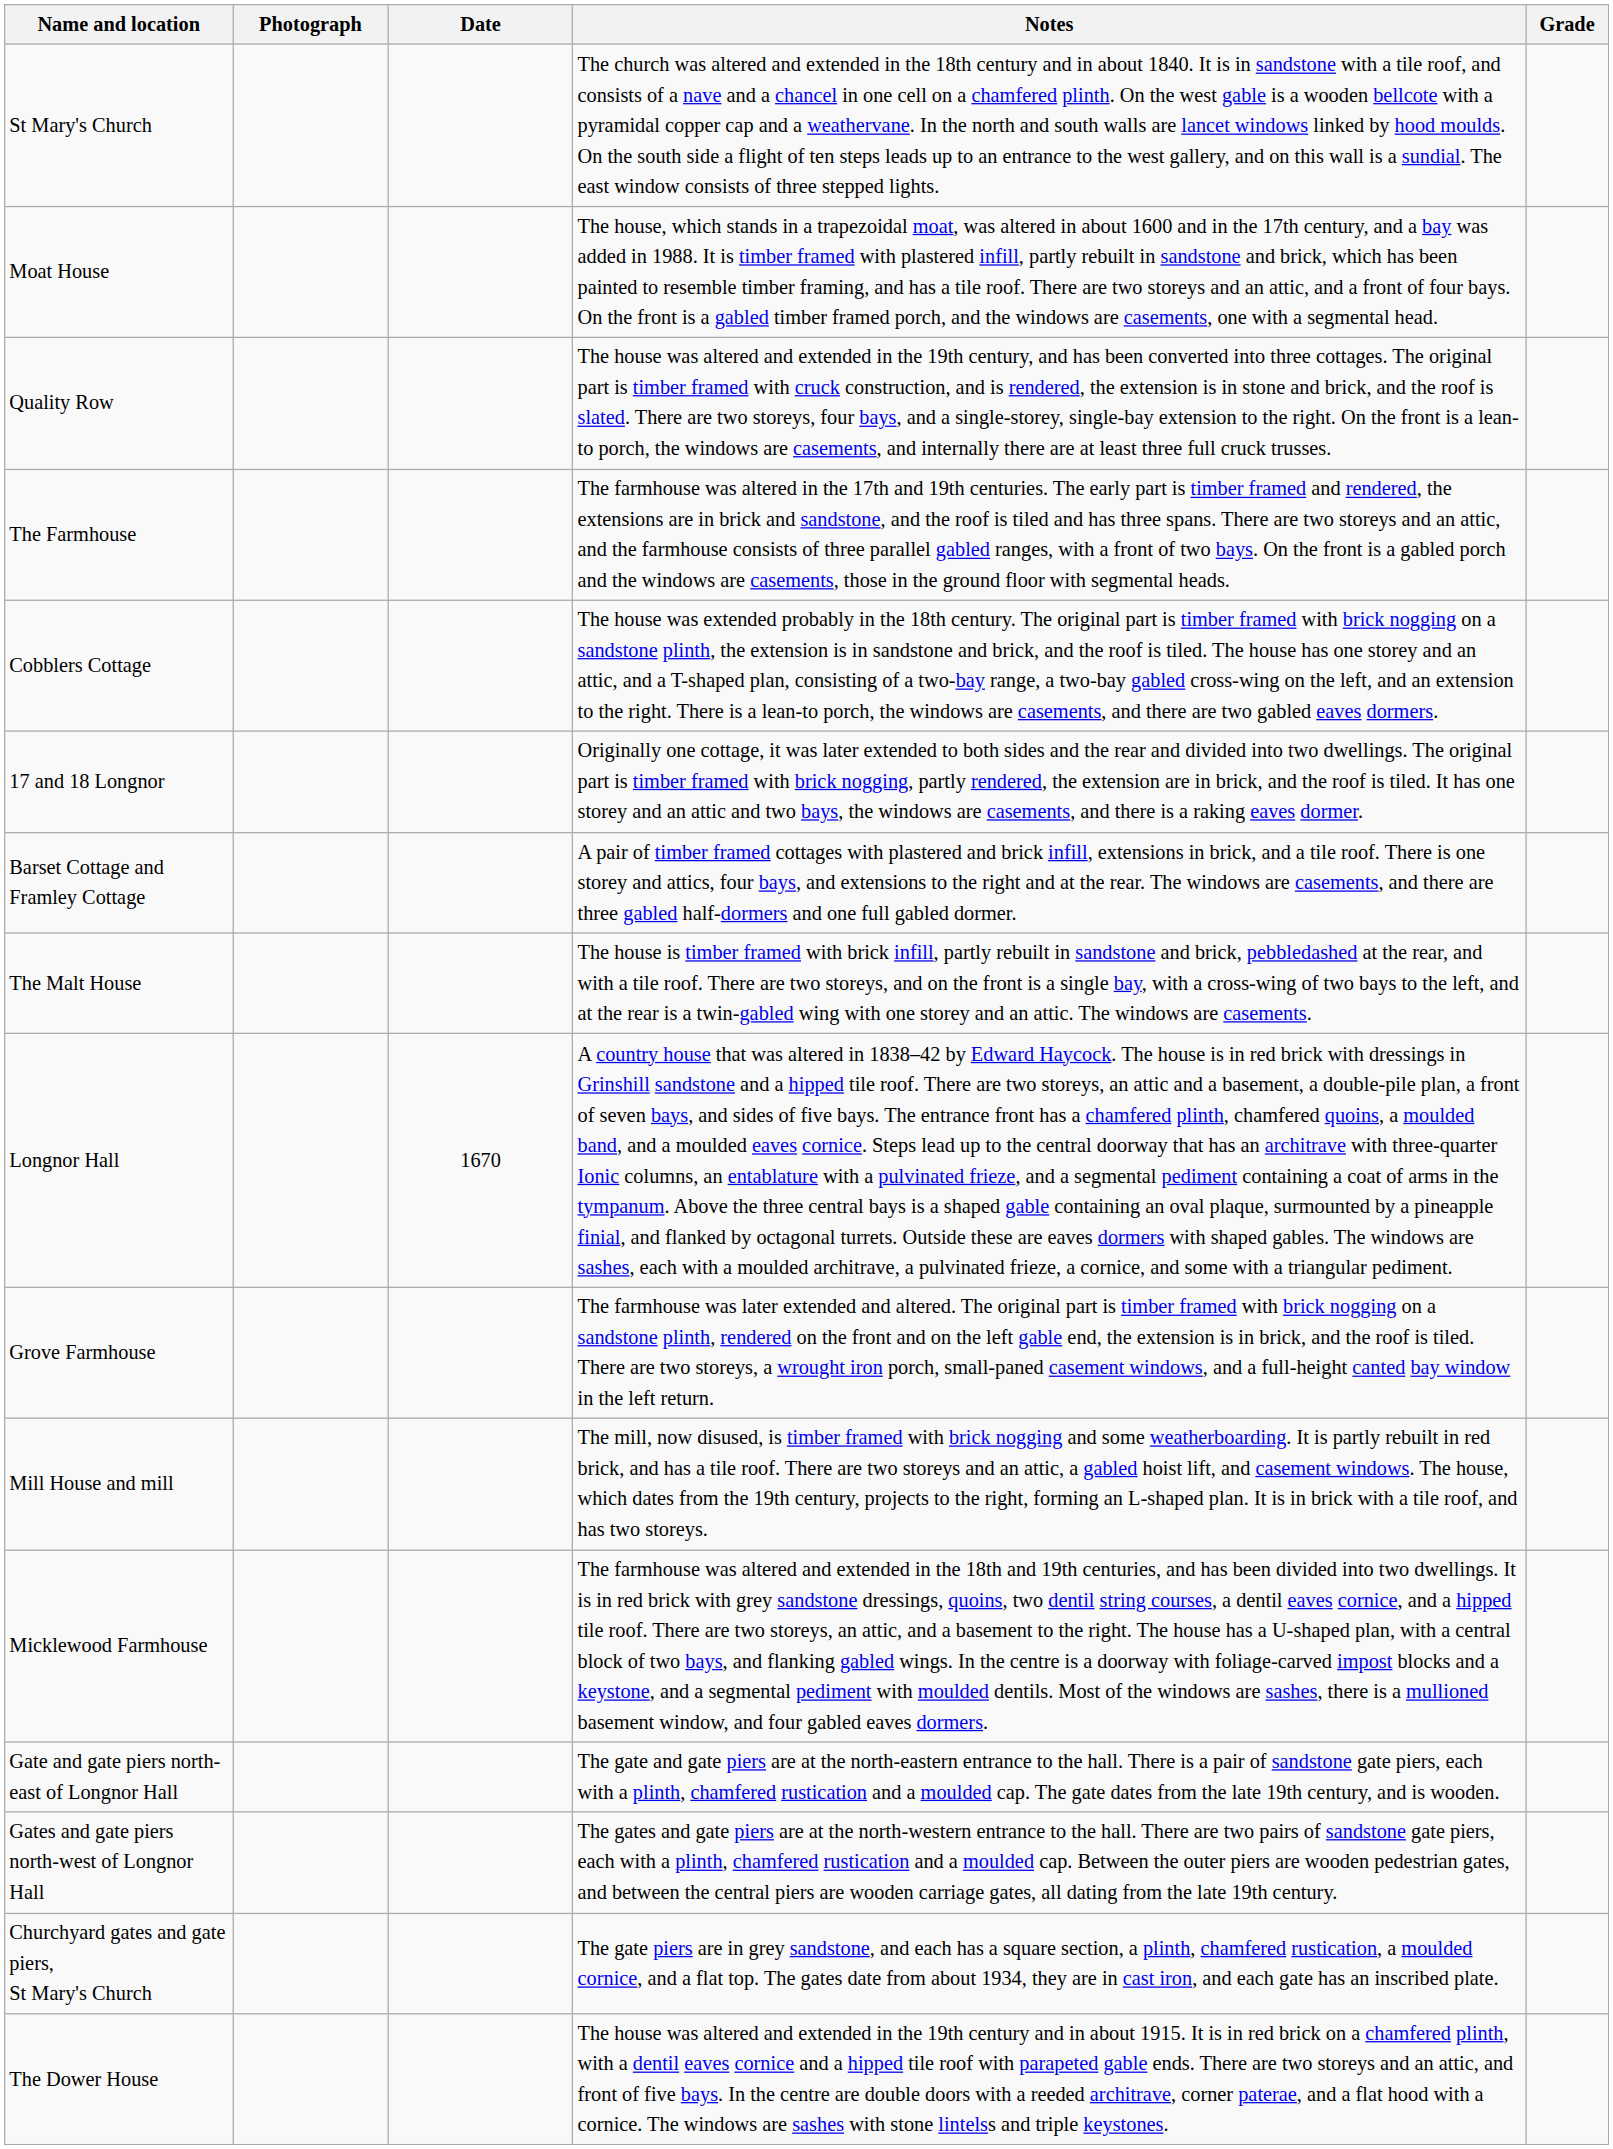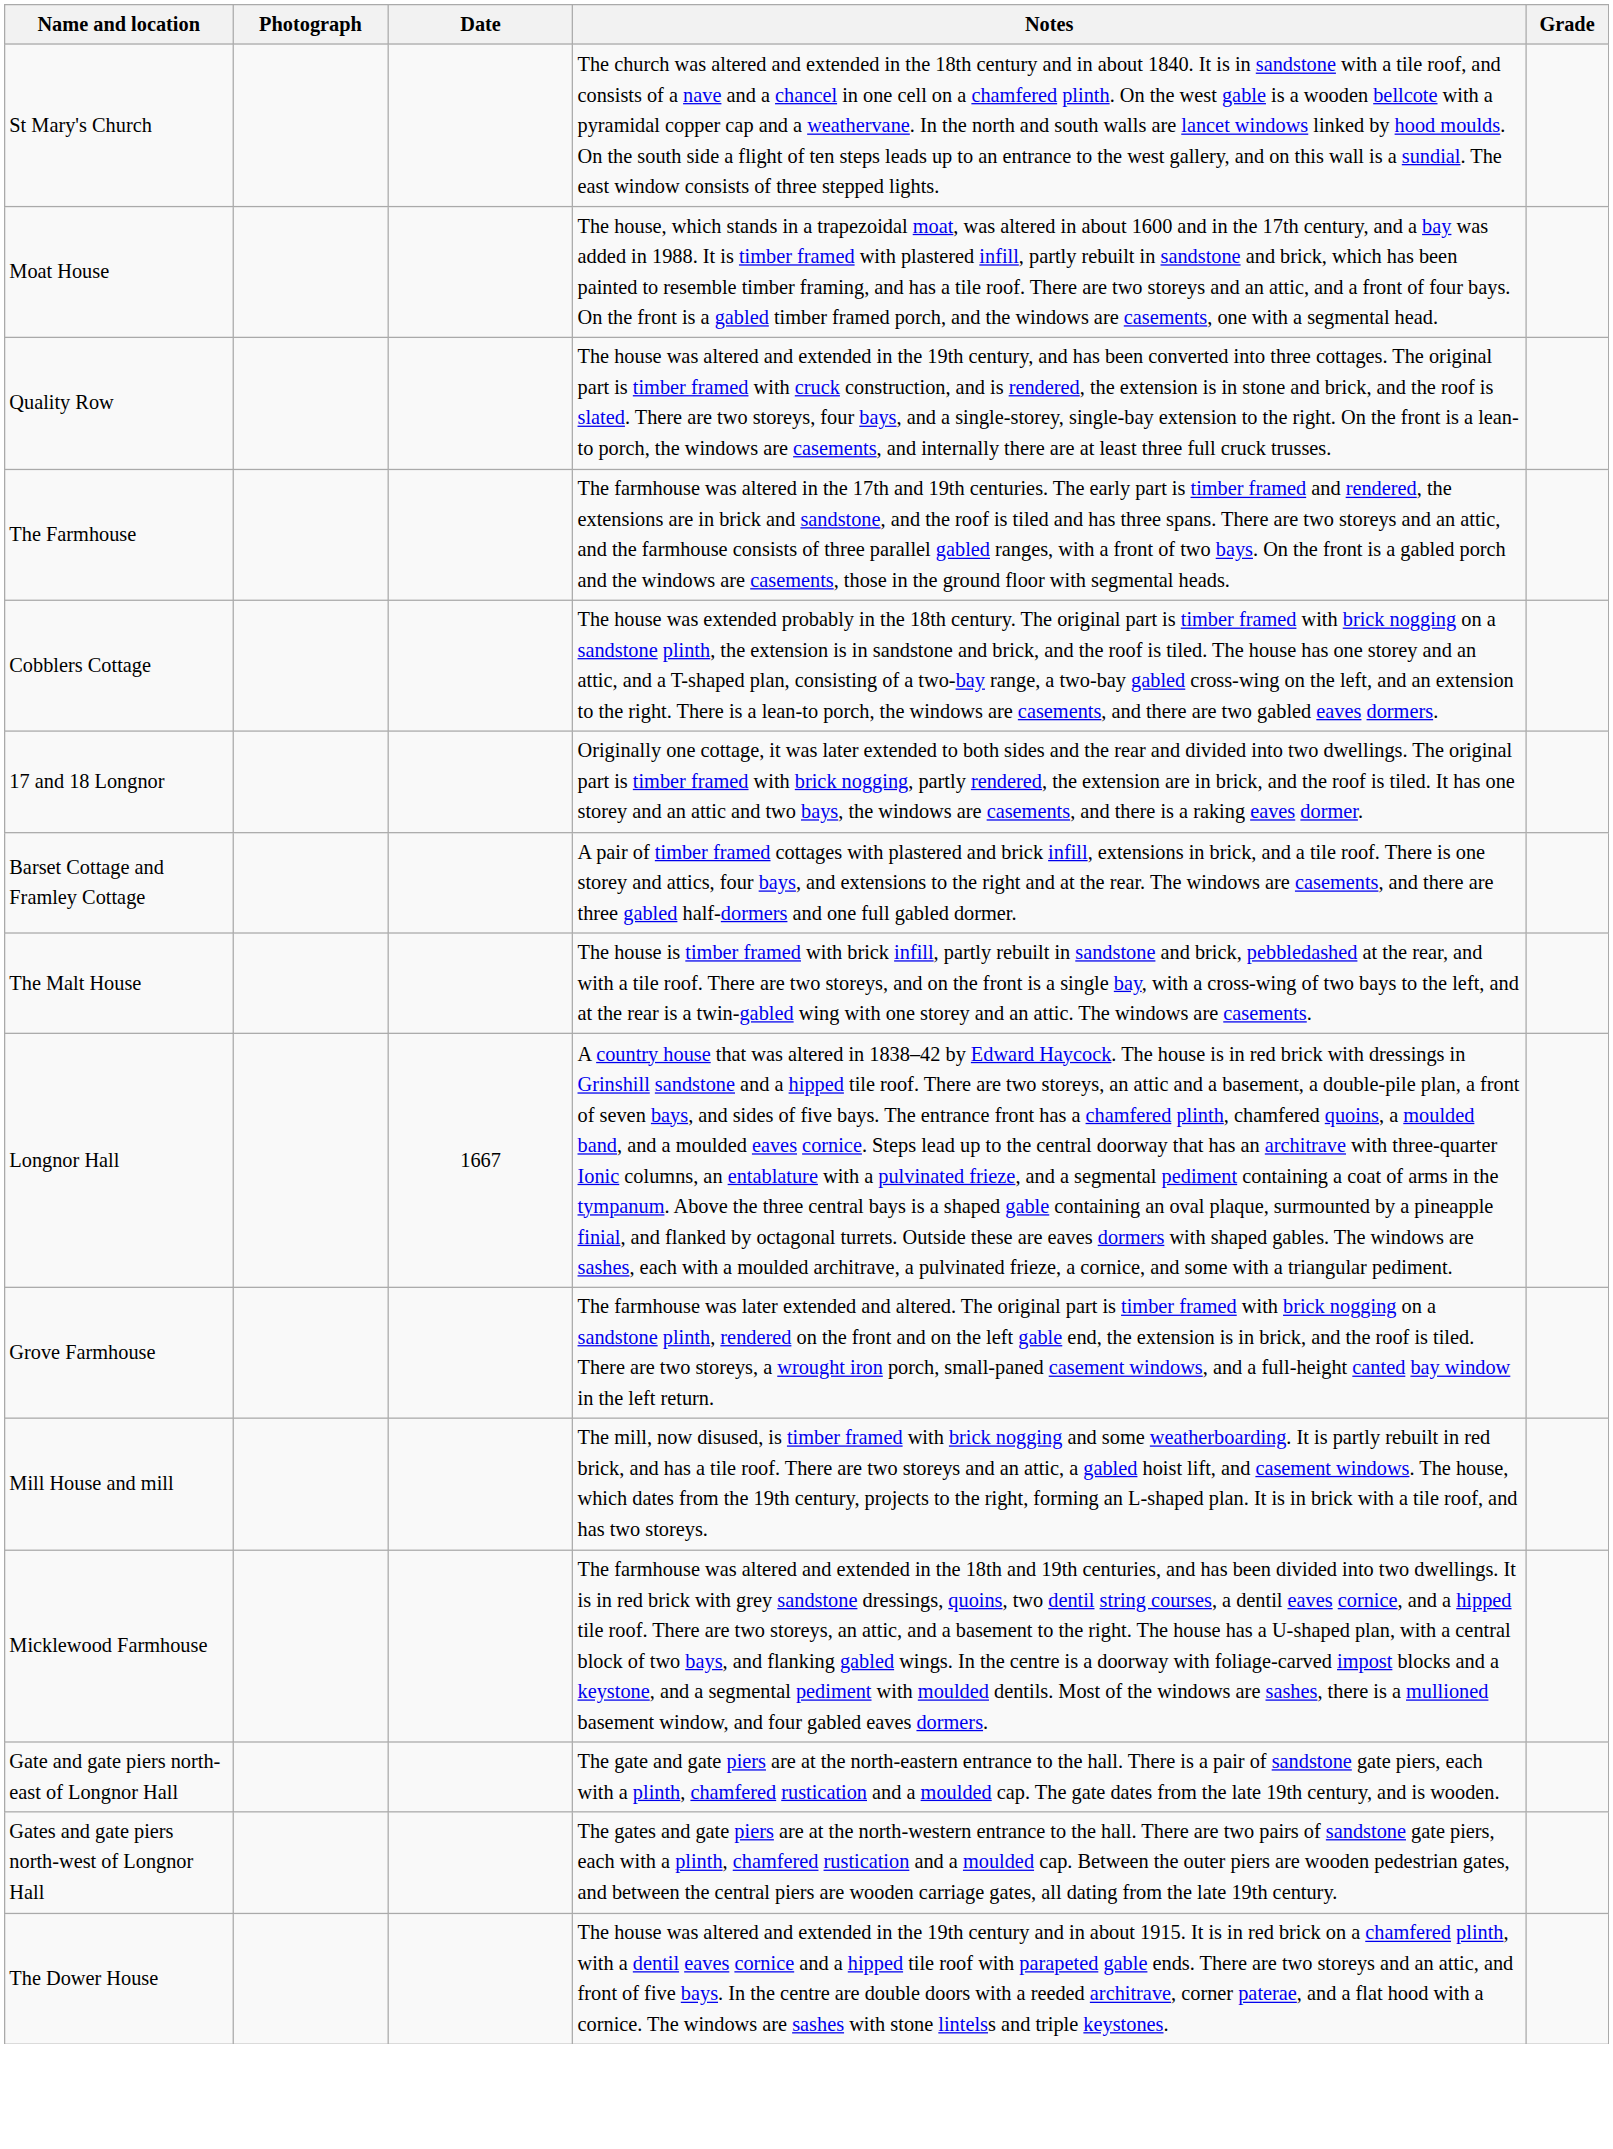(481, 1160) 1670 -> (481, 1160) 1667
- row: (117, 1963)
